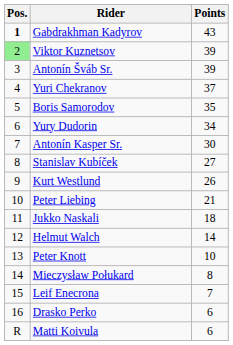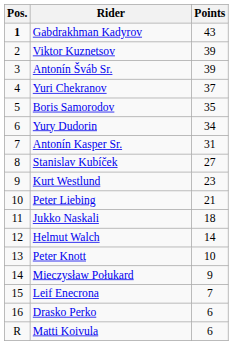(17, 51) lightgreen background -> (17, 51) no background
(210, 144) 30 -> (210, 144) 31
(210, 181) 26 -> (210, 181) 23
(210, 275) 8 -> (210, 275) 9
